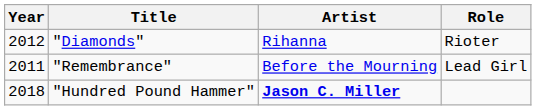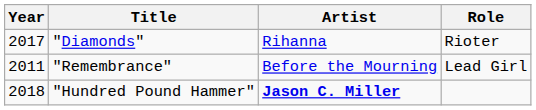(27, 42) 2012 -> (27, 42) 2017
